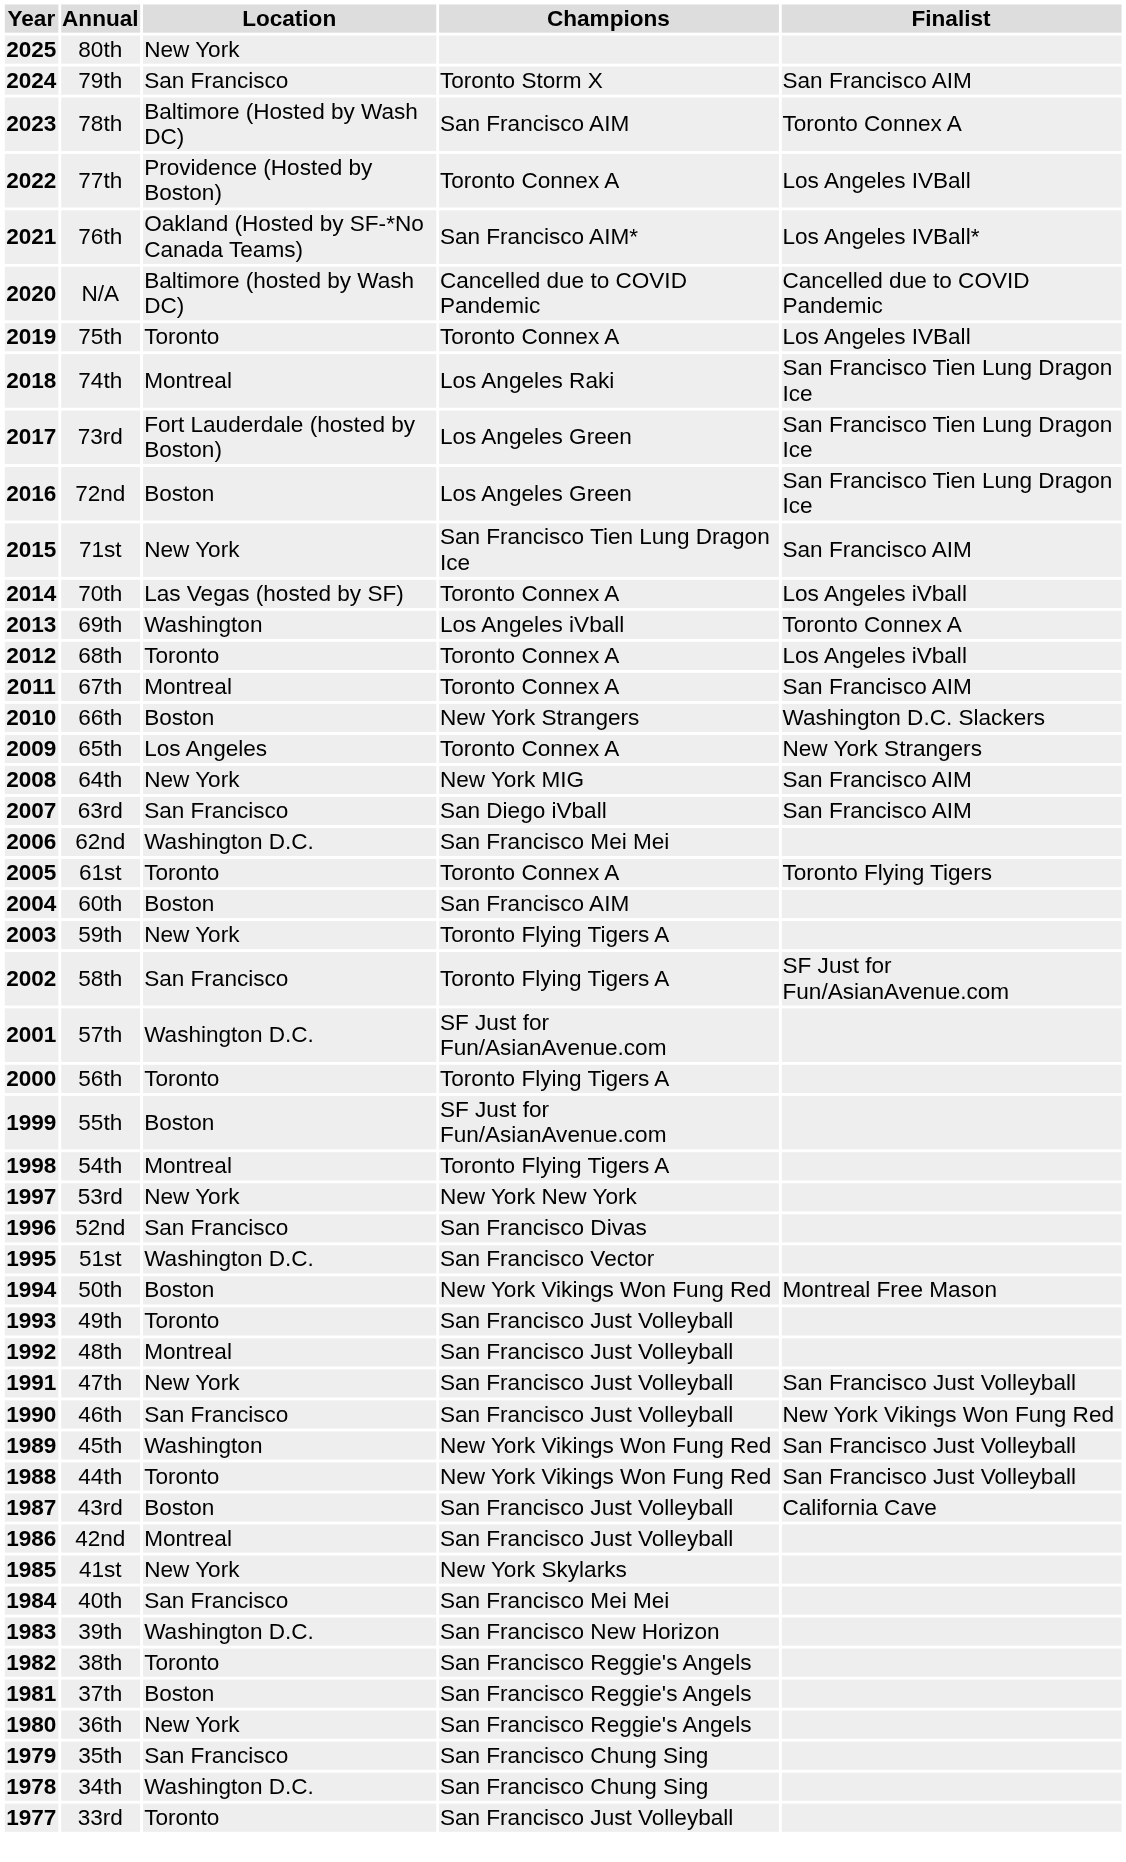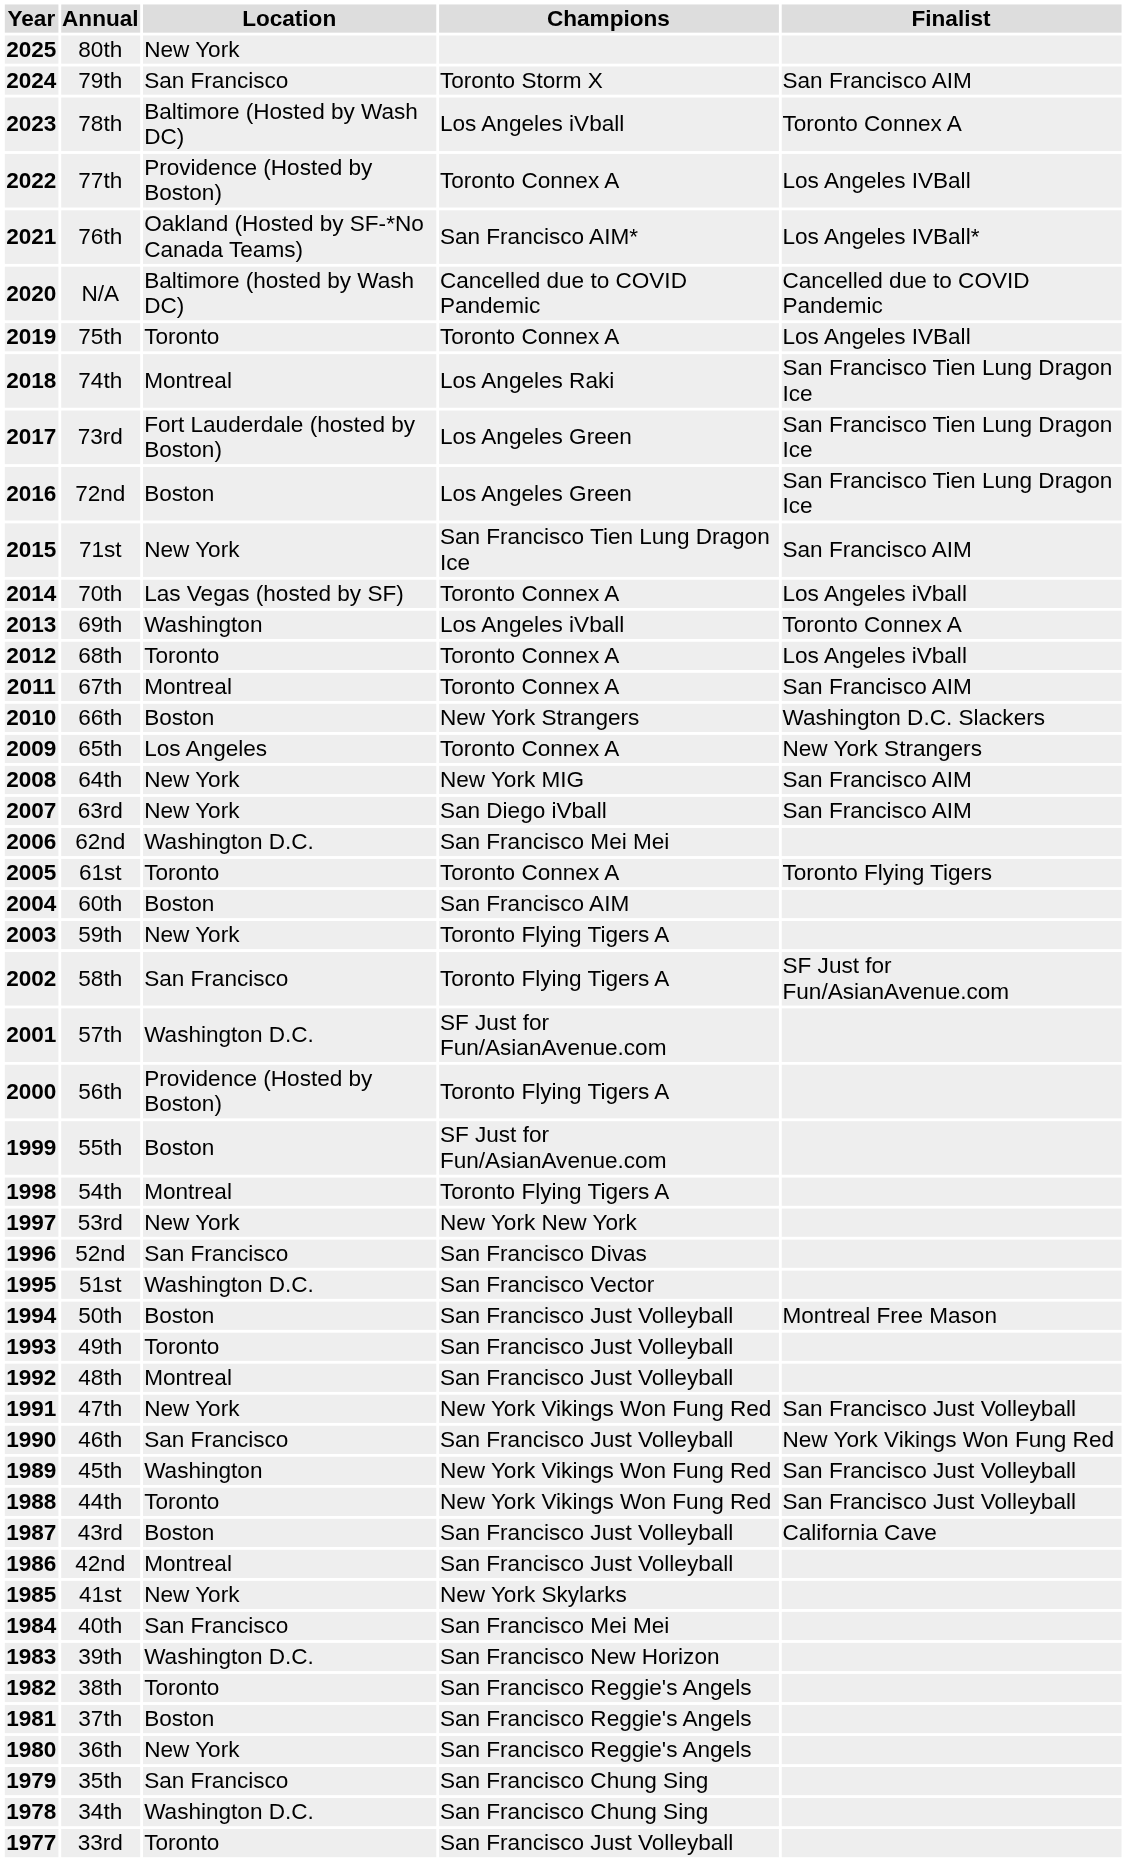(535, 124) San Francisco AIM -> (532, 124) Los Angeles iVball
(216, 810) San Francisco -> (192, 810) New York
(182, 1078) Toronto -> (258, 1091) Providence (Hosted by Boston)
(606, 1290) New York Vikings Won Fung Red -> (587, 1315) San Francisco Just Volleyball
(587, 1383) San Francisco Just Volleyball -> (606, 1408) New York Vikings Won Fung Red
